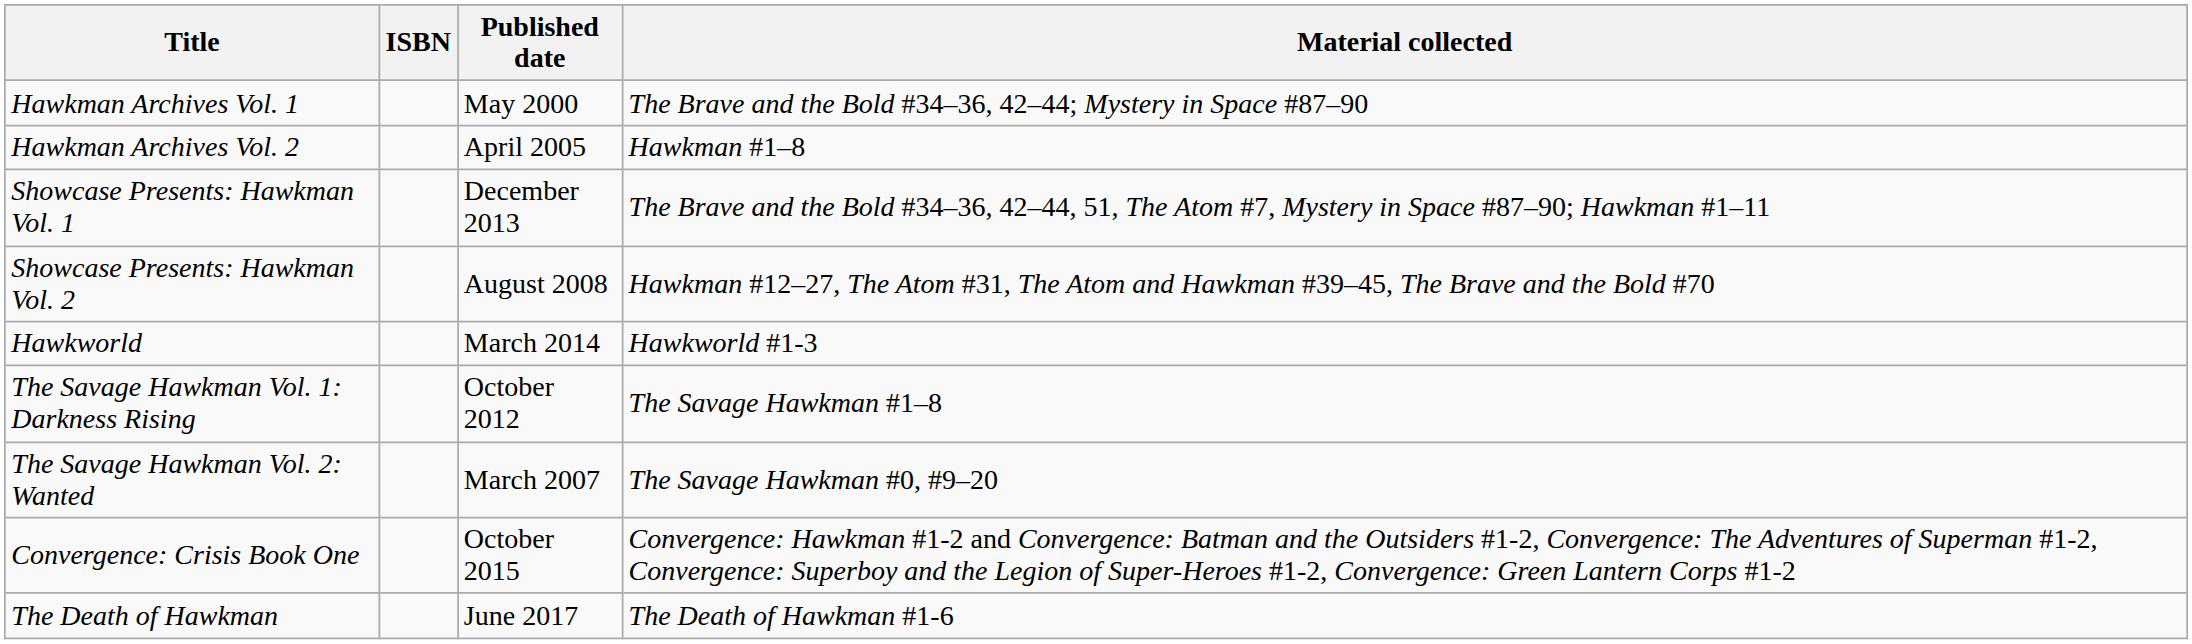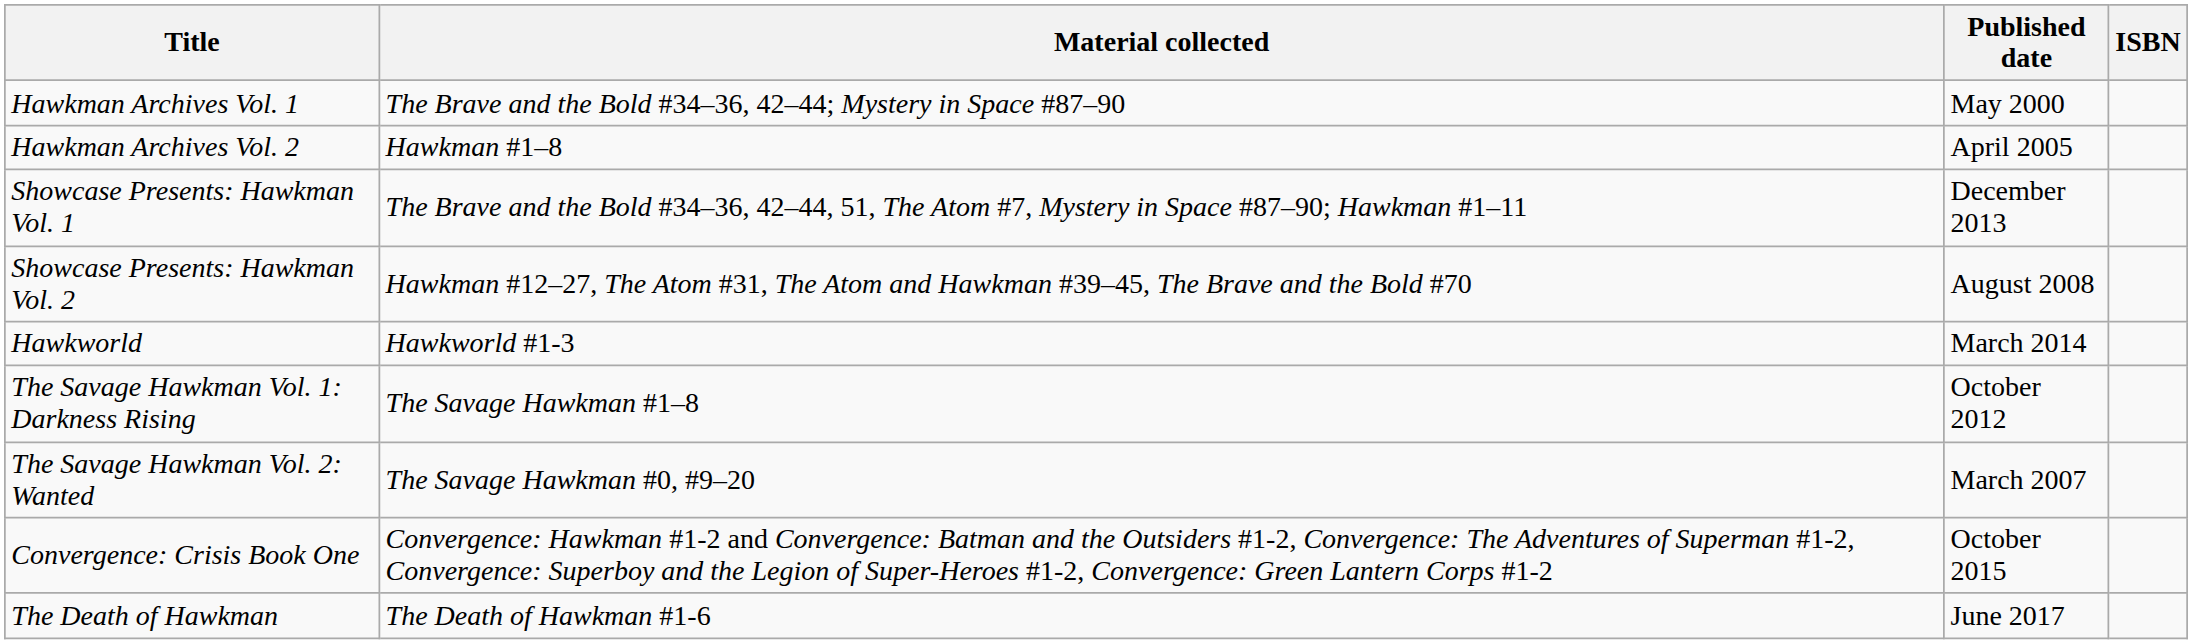columns swapped: (1405, 42) <-> (418, 42)
